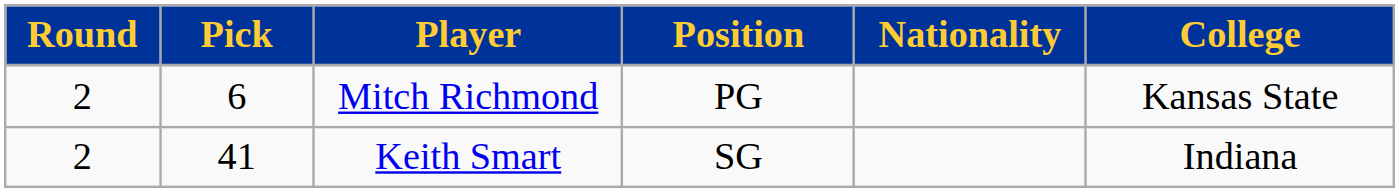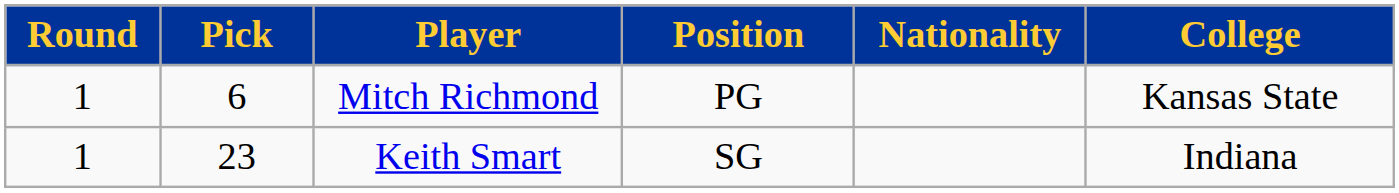(82, 95) 2 -> (82, 95) 1
(82, 156) 2 -> (82, 156) 1
(237, 156) 41 -> (237, 156) 23
